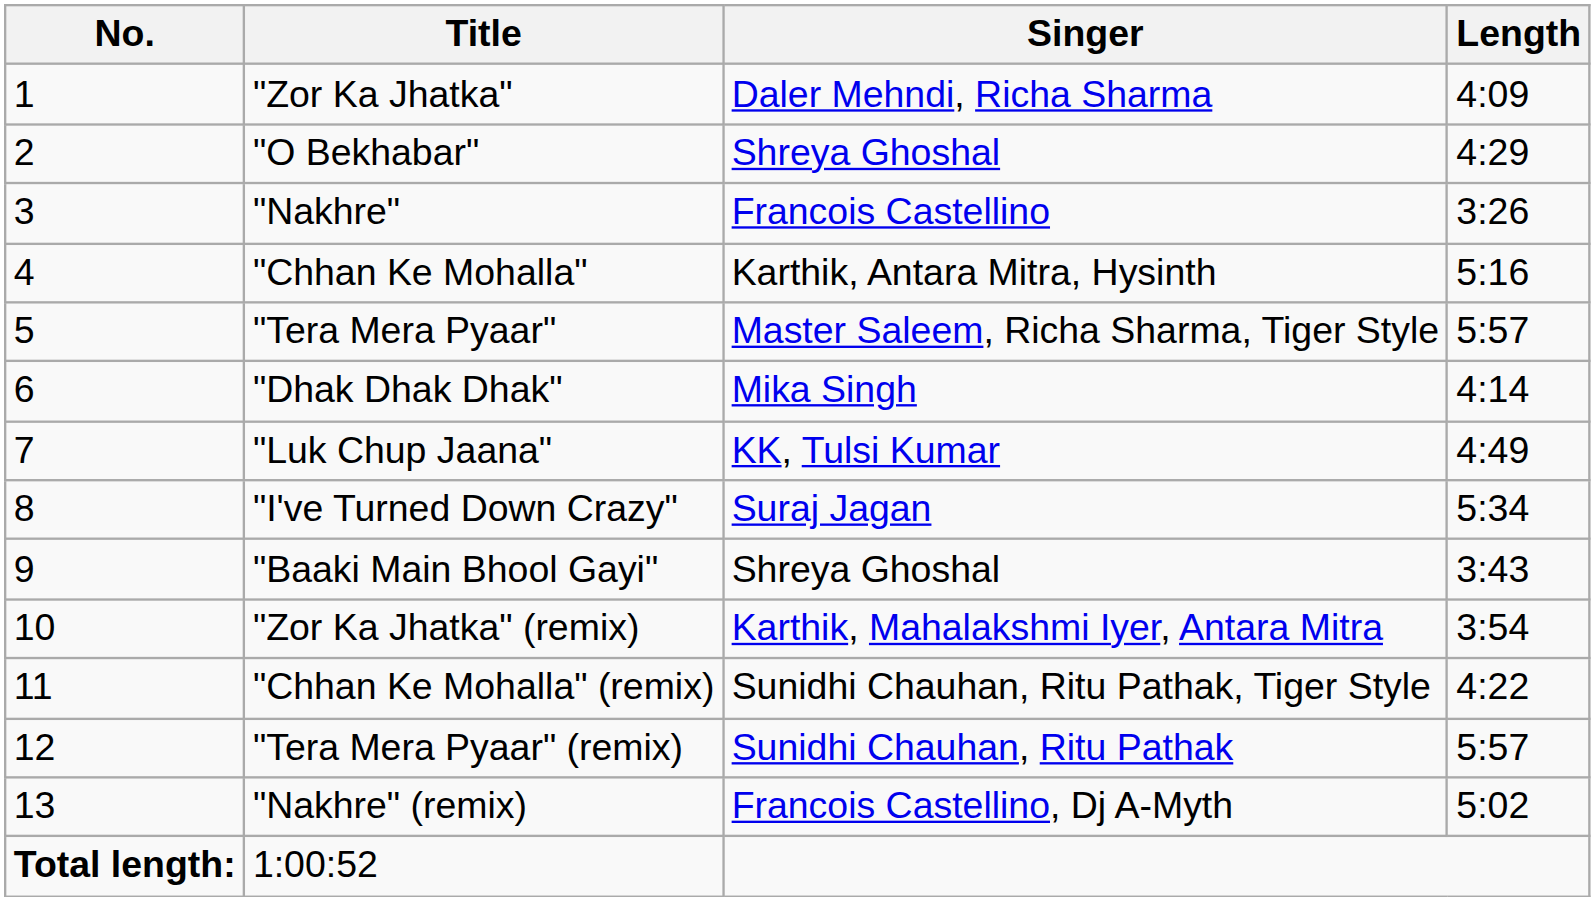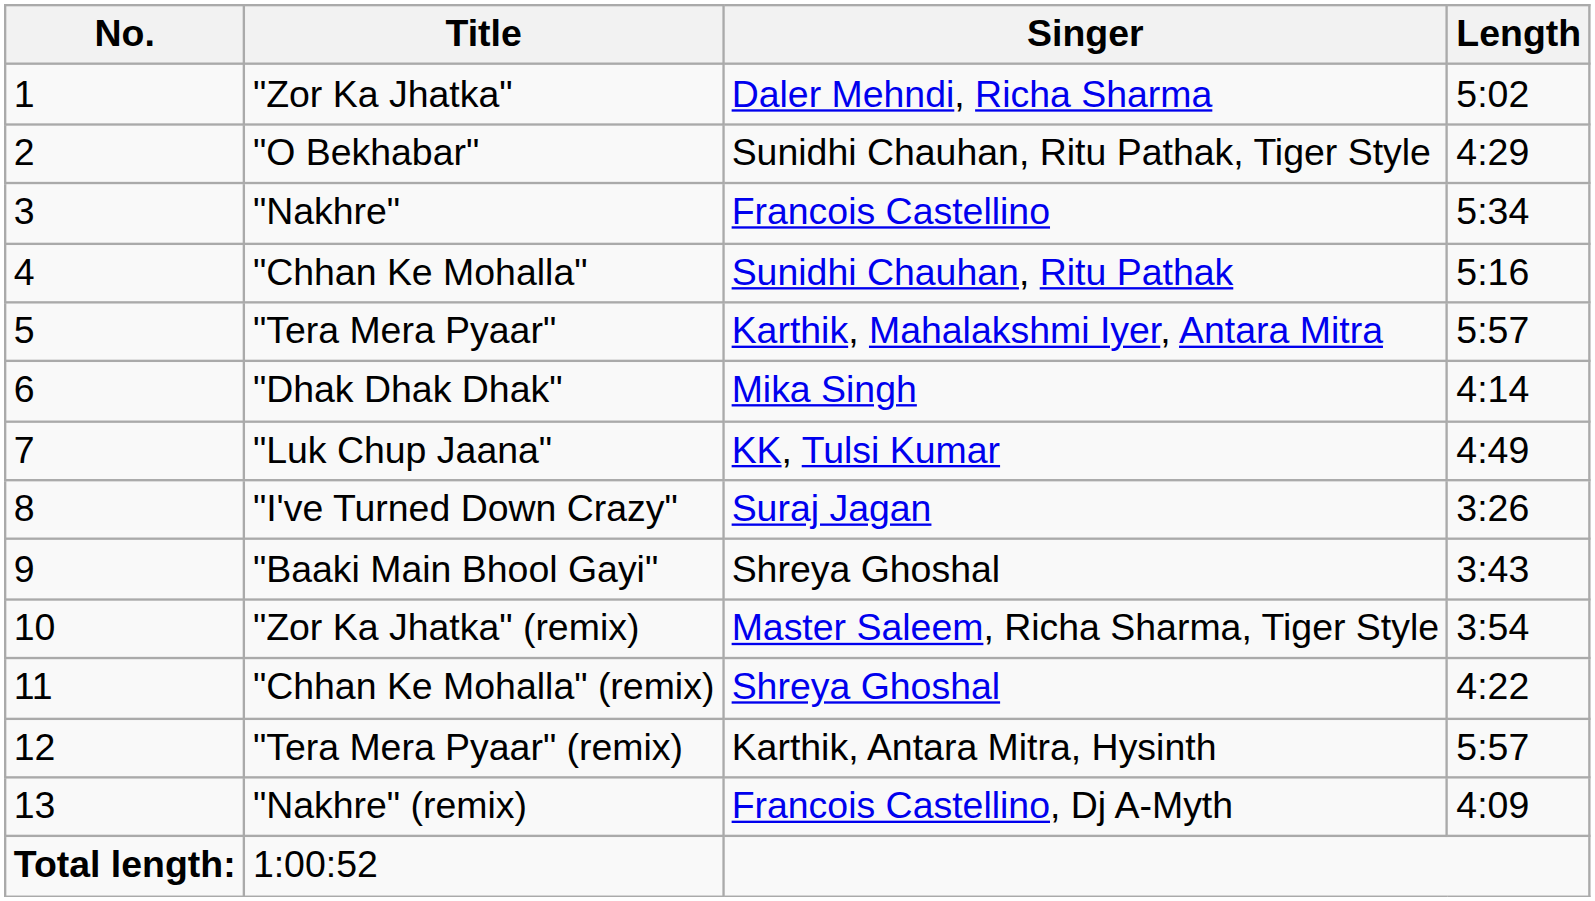(1493, 93) 4:09 -> (1493, 93) 5:02
(866, 152) Shreya Ghoshal -> (1081, 152) Sunidhi Chauhan, Ritu Pathak, Tiger Style
(1493, 212) 3:26 -> (1493, 212) 5:34
(974, 271) Karthik, Antara Mitra, Hysinth -> (982, 271) Sunidhi Chauhan, Ritu Pathak
(1085, 331) Master Saleem, Richa Sharma, Tiger Style -> (1057, 331) Karthik, Mahalakshmi Iyer, Antara Mitra
(1493, 509) 5:34 -> (1493, 509) 3:26
(1057, 627) Karthik, Mahalakshmi Iyer, Antara Mitra -> (1085, 627) Master Saleem, Richa Sharma, Tiger Style
(1081, 687) Sunidhi Chauhan, Ritu Pathak, Tiger Style -> (866, 687) Shreya Ghoshal
(982, 746) Sunidhi Chauhan, Ritu Pathak -> (974, 746) Karthik, Antara Mitra, Hysinth
(1493, 806) 5:02 -> (1493, 806) 4:09
